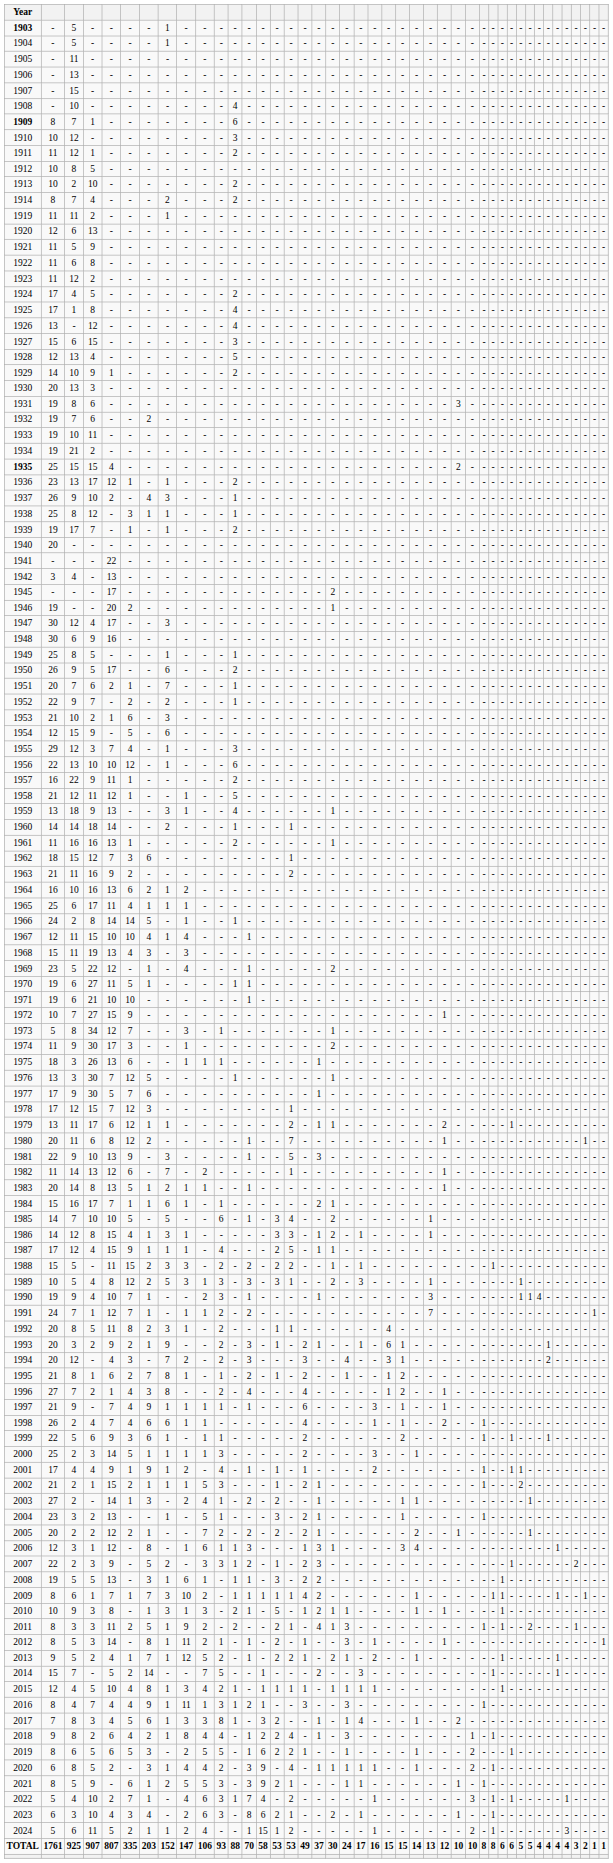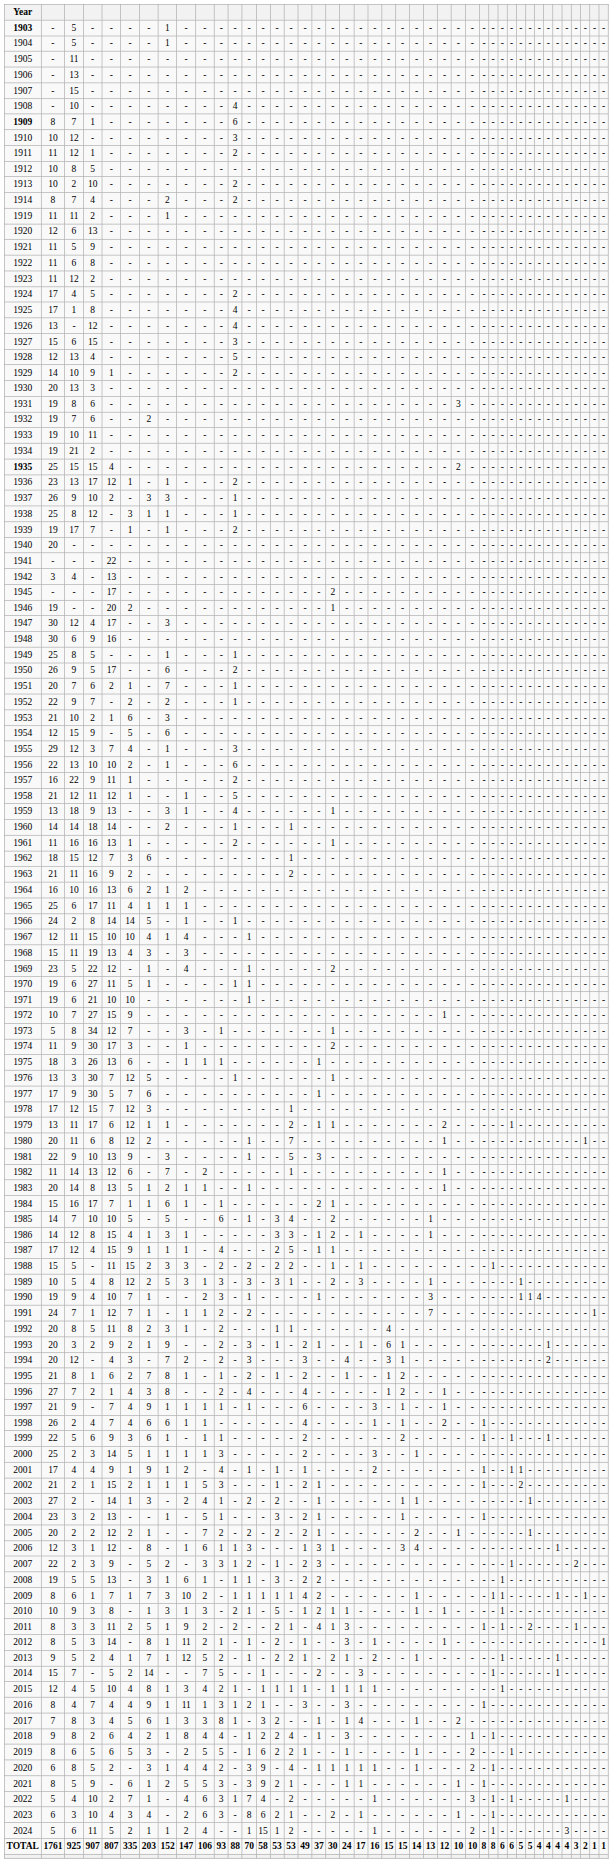(149, 498) 4 -> (149, 498) 3
(130, 765) 12 -> (130, 765) 2
